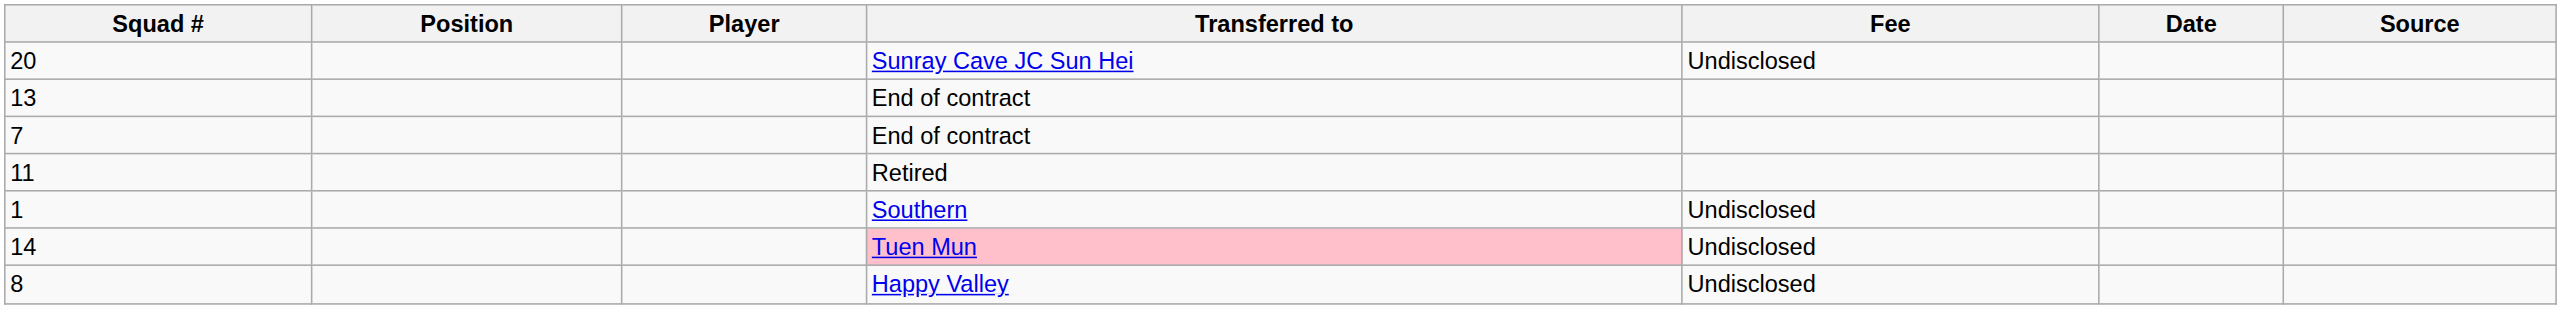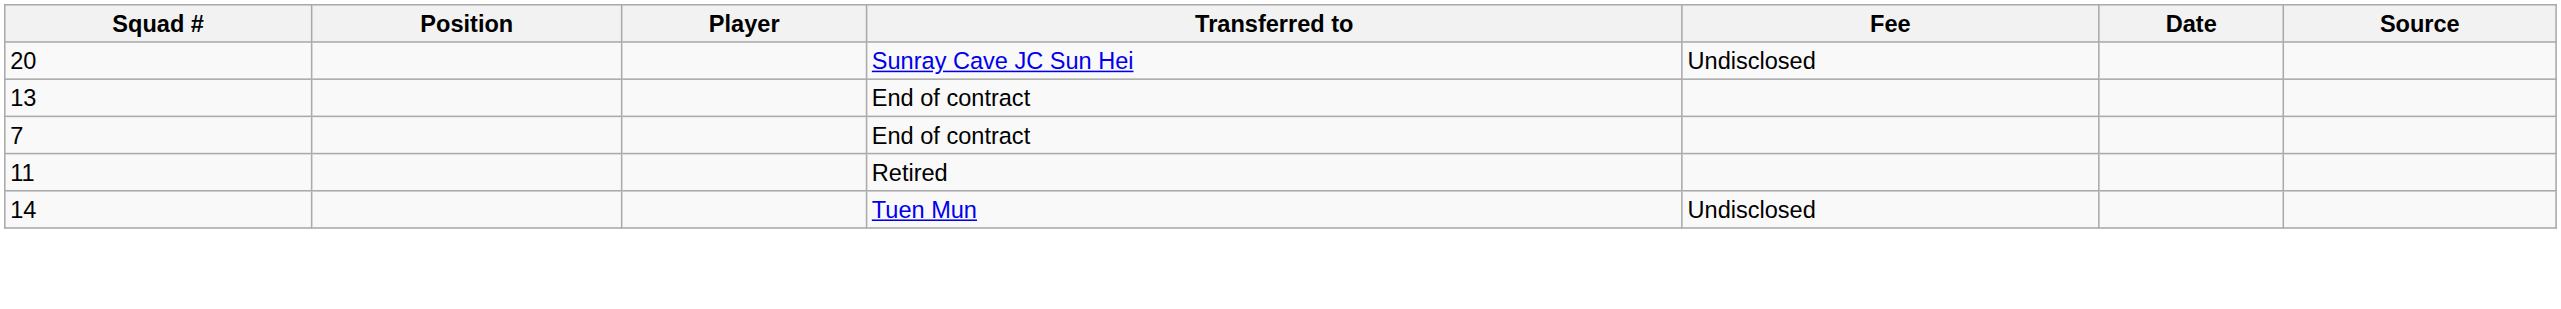- row: (17, 210)
(924, 247) pink background -> (924, 210) no background
- row: (17, 285)
